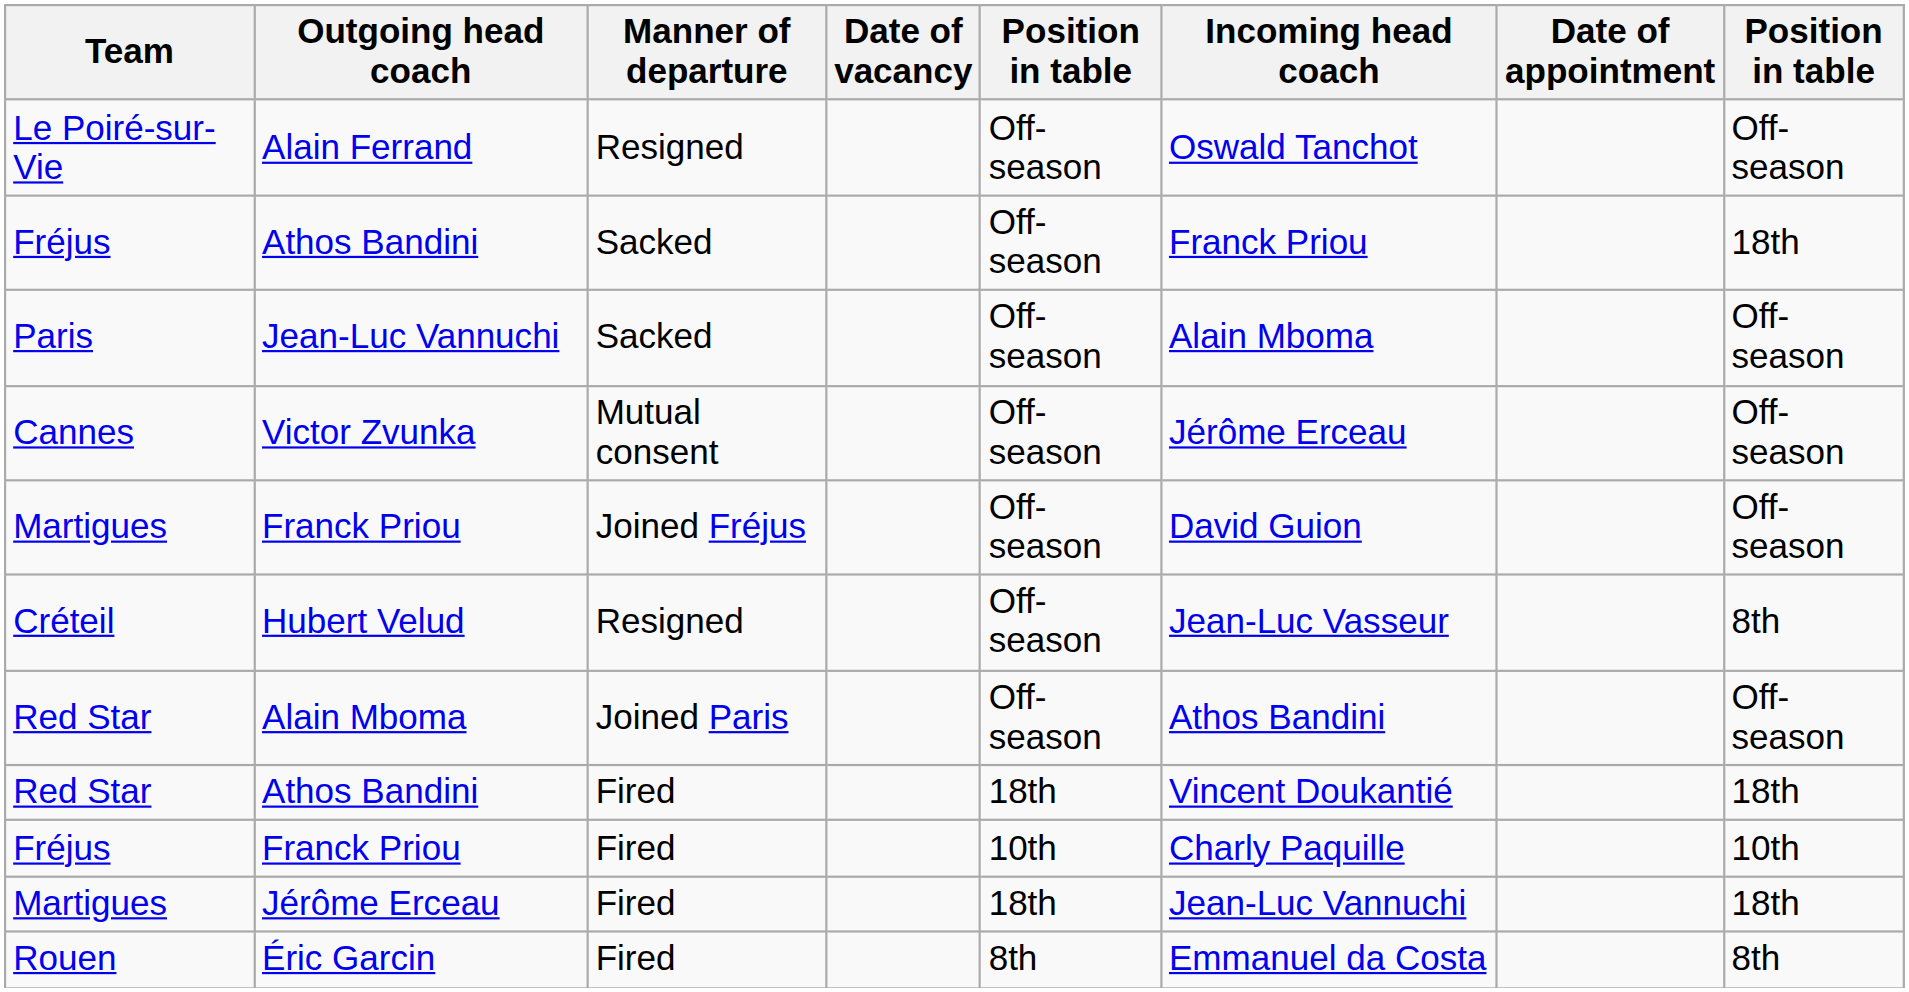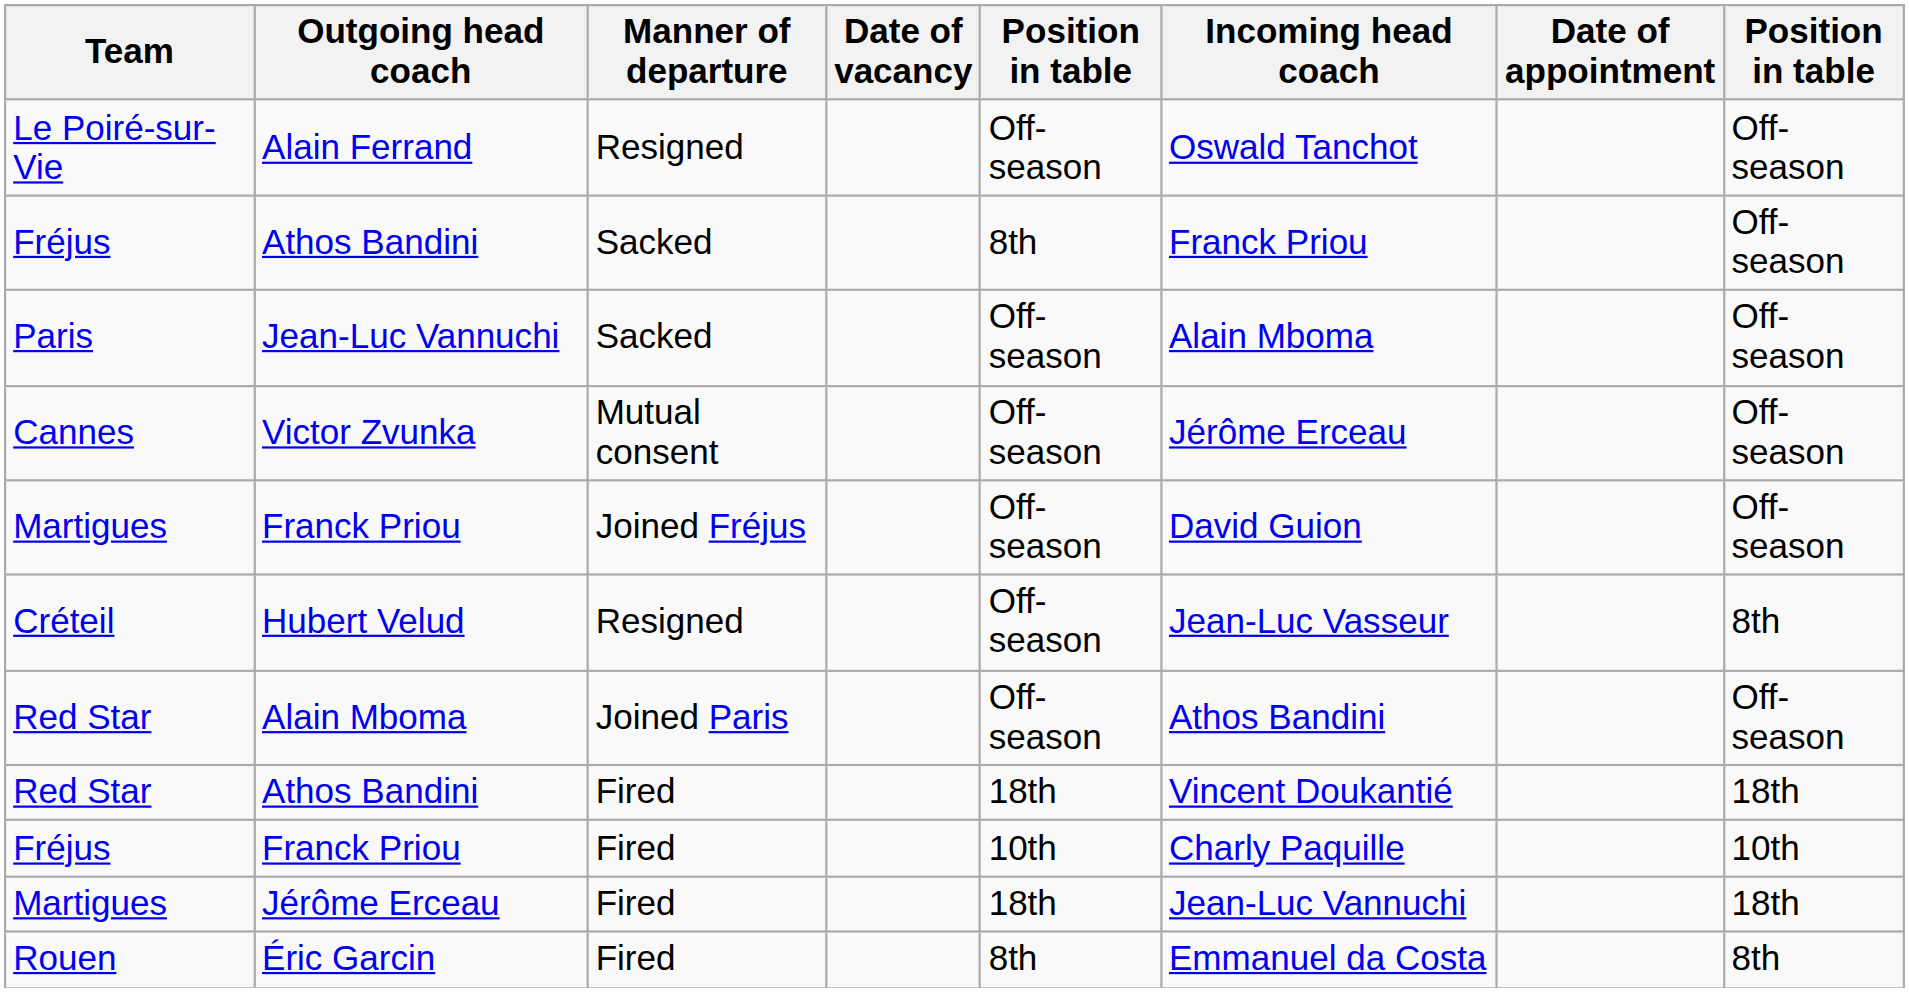(1045, 241) Off-season -> (1013, 241) 8th
(1766, 241) 18th -> (1788, 241) Off-season
